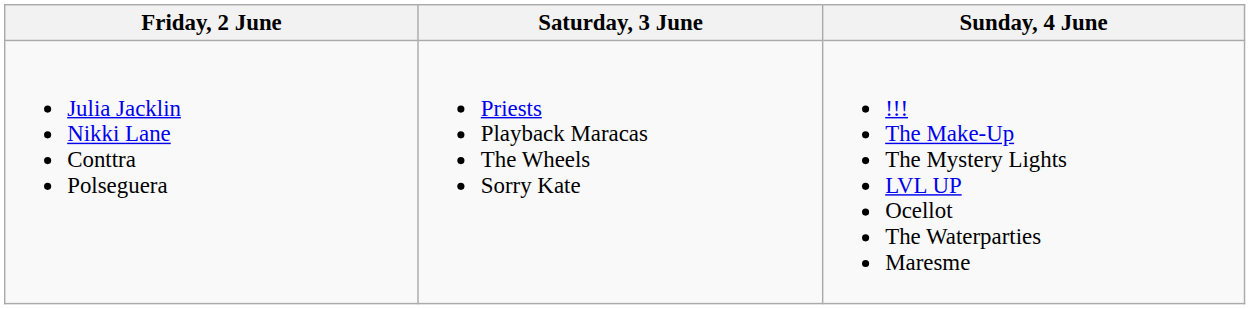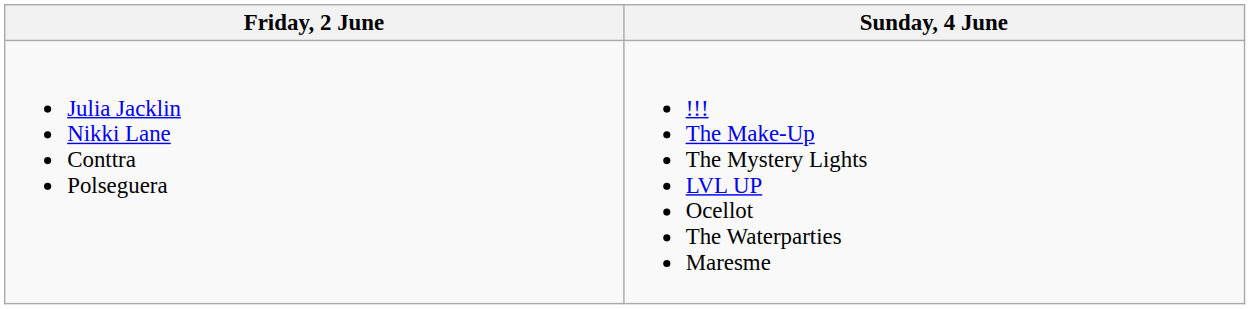- column: (620, 22)
